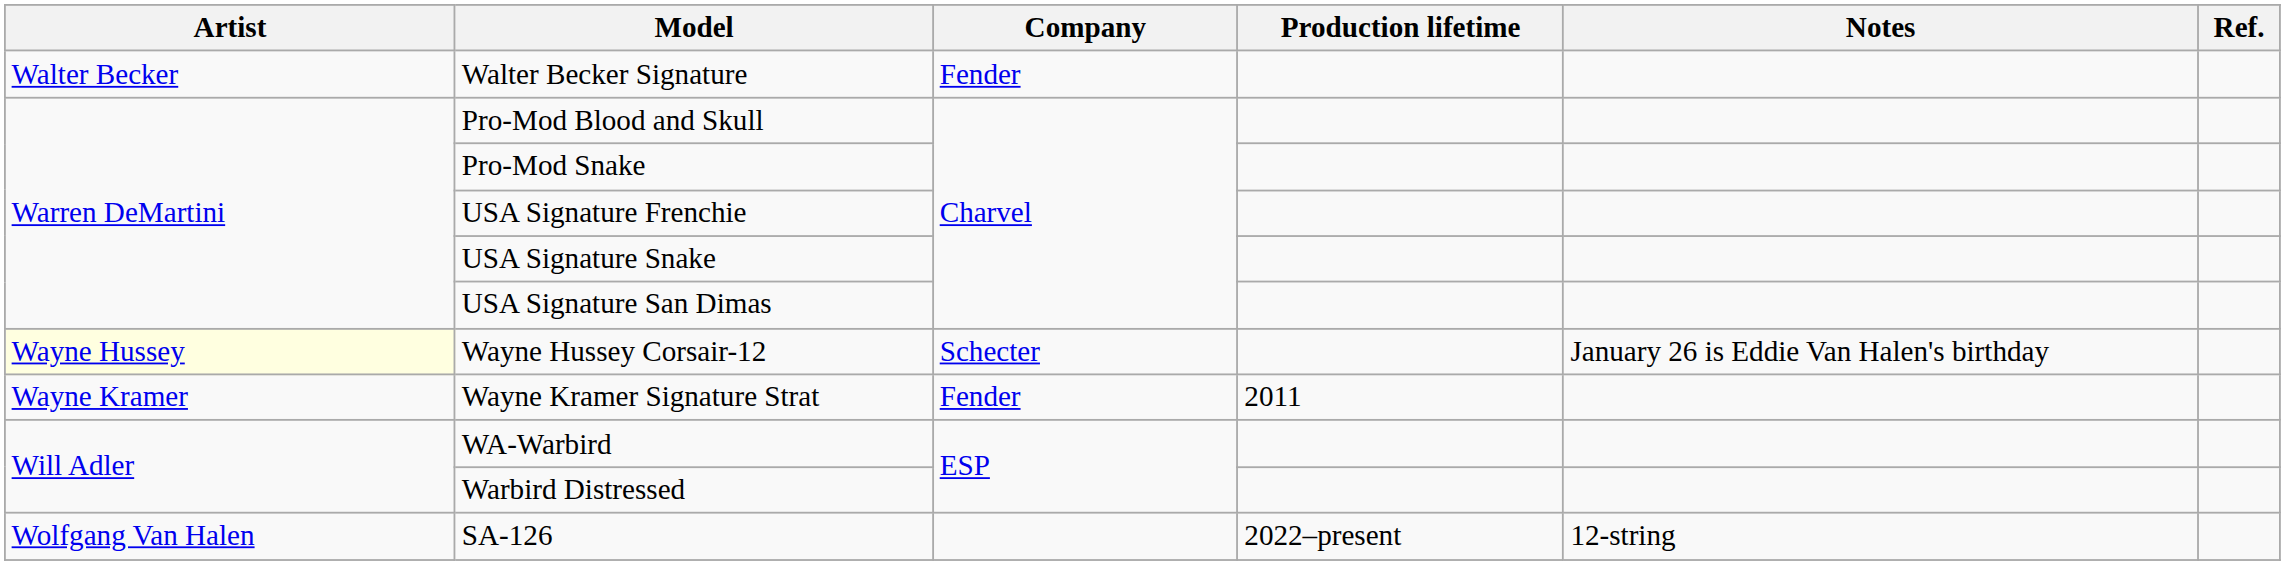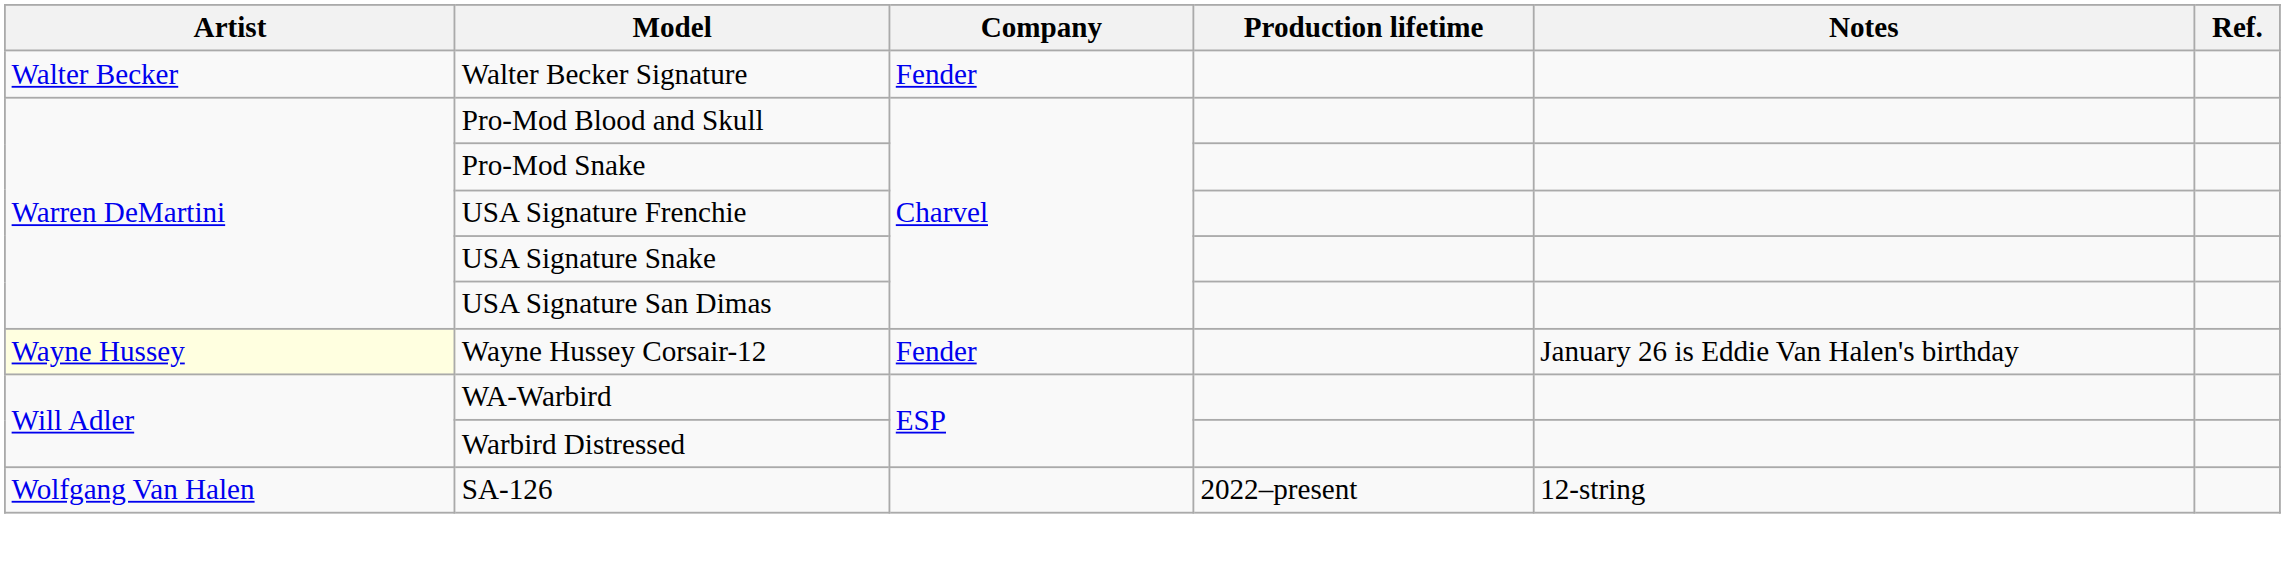(990, 350) Schecter -> (936, 350) Fender
- row: (641, 397)
